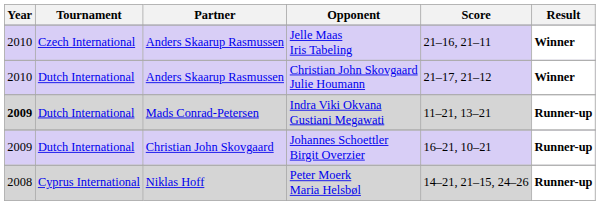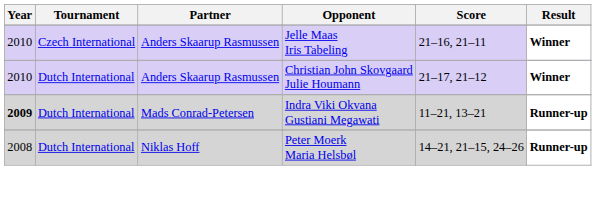- row: (339, 147)
(89, 183) Cyprus International -> (86, 147) Dutch International
